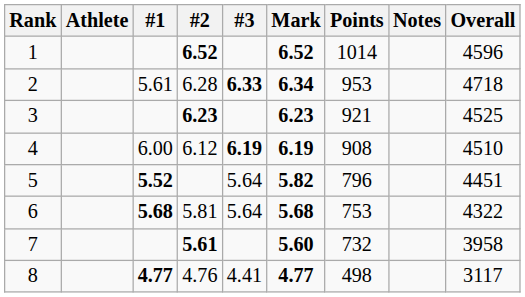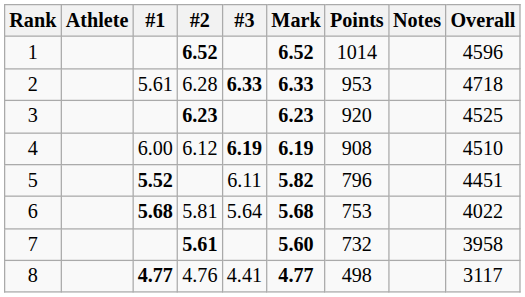(296, 84) 6.34 -> (296, 84) 6.33
(357, 116) 921 -> (357, 116) 920
(244, 180) 5.64 -> (244, 180) 6.11
(483, 212) 4322 -> (483, 212) 4022
